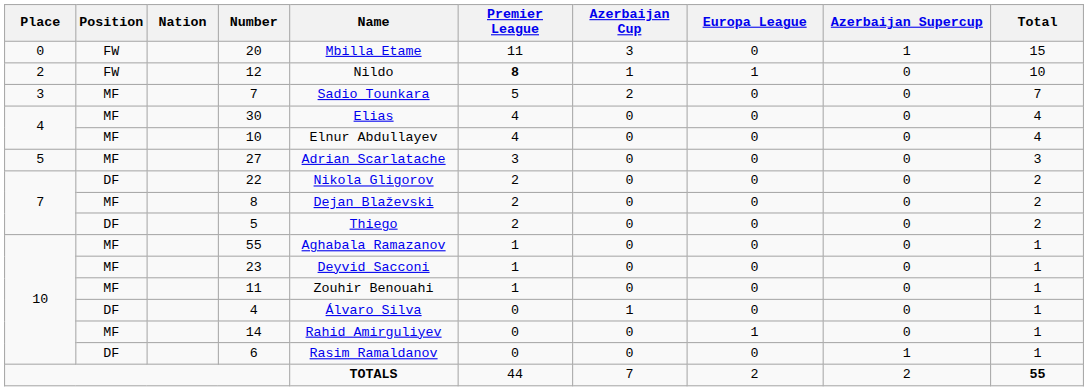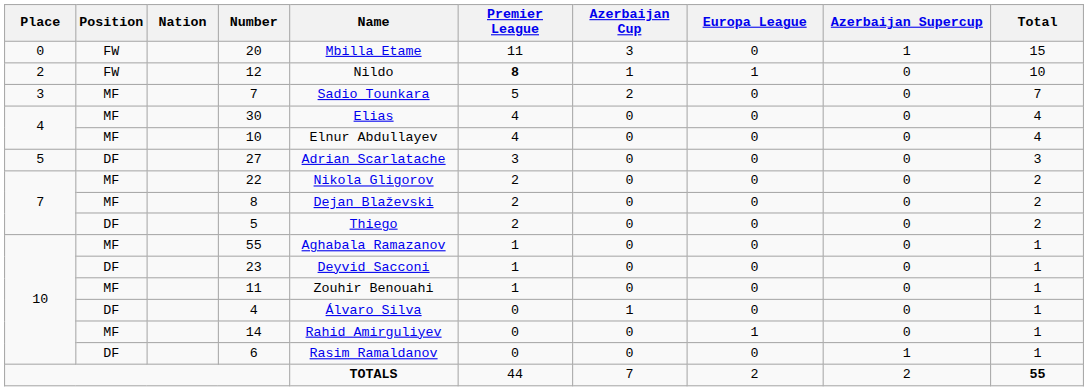(111, 160) MF -> (111, 160) DF
(111, 181) DF -> (111, 181) MF
(111, 268) MF -> (111, 268) DF
